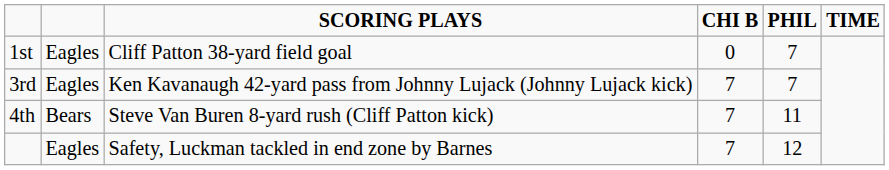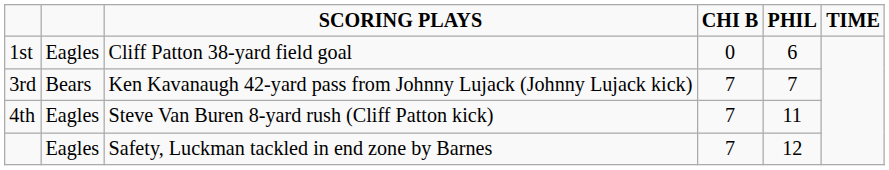(792, 52) 7 -> (792, 52) 6
(72, 84) Eagles -> (68, 84) Bears
(68, 116) Bears -> (72, 116) Eagles
